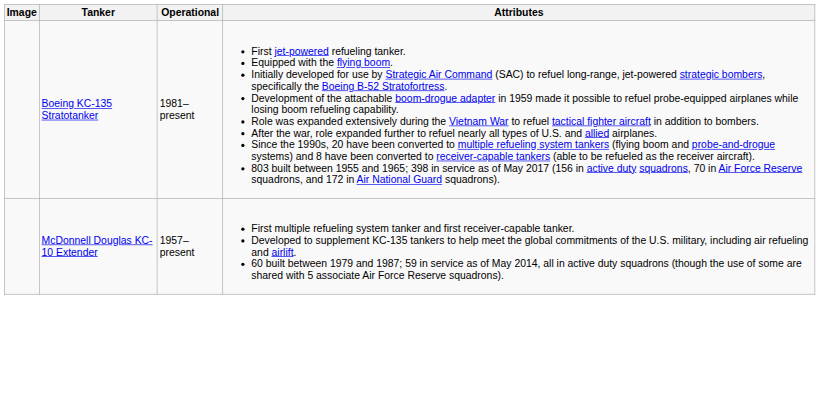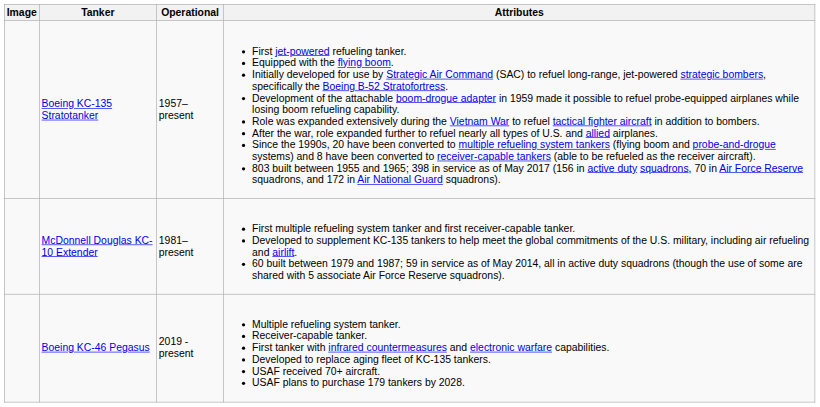(177, 109) 1981–present -> (176, 109) 1957–present
(177, 246) 1957–present -> (176, 246) 1981–present
+ row: (96, 348)
